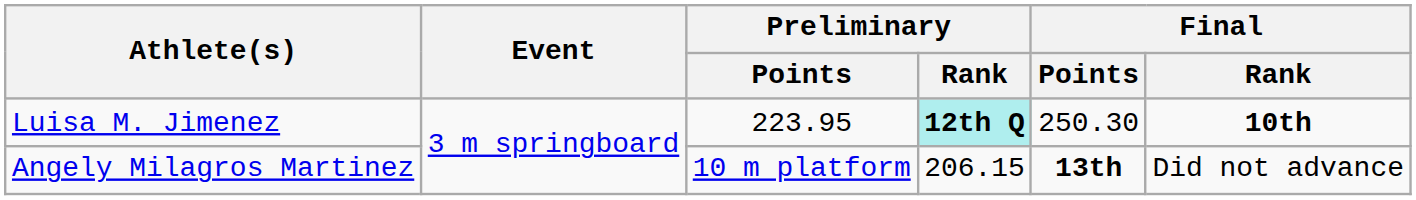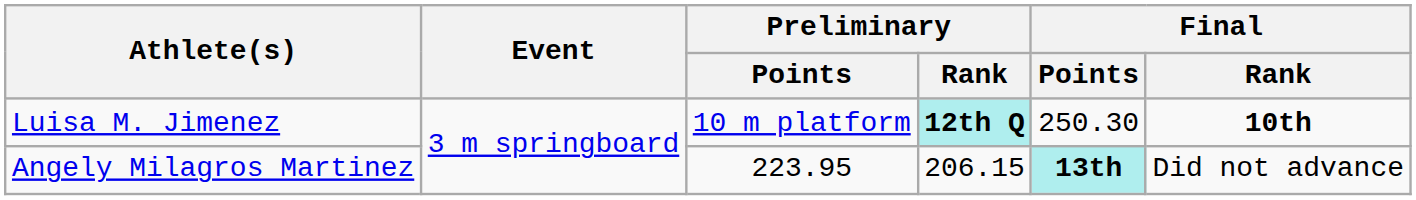(802, 122) 223.95 -> (802, 122) 10 m platform
(802, 169) 10 m platform -> (802, 169) 223.95
(1089, 169) no background -> (1089, 169) paleturquoise background
